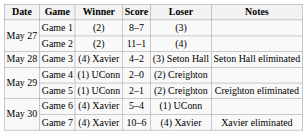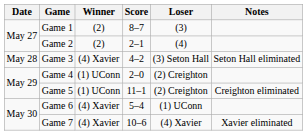(136, 43) 11–1 -> (136, 43) 2–1
(136, 91) 2–1 -> (136, 91) 11–1
